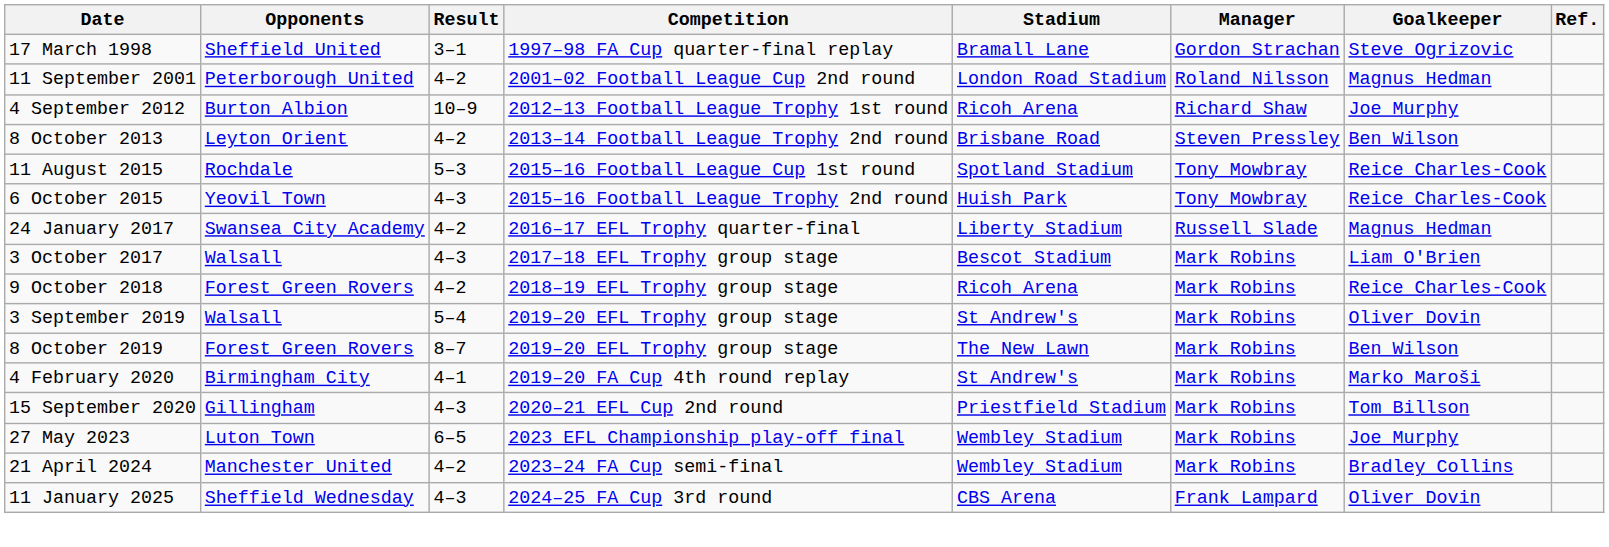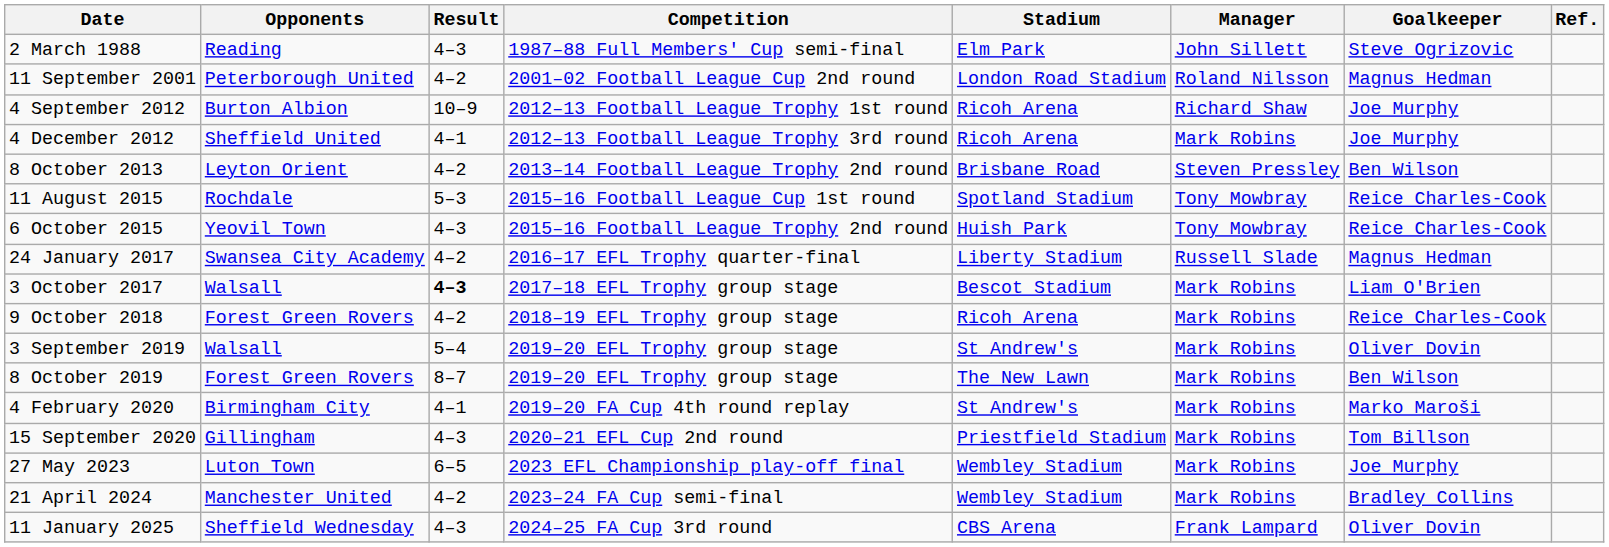+ row: (75, 50)
- row: (81, 50)
+ row: (92, 139)
(450, 259) normal -> (450, 289) bold
